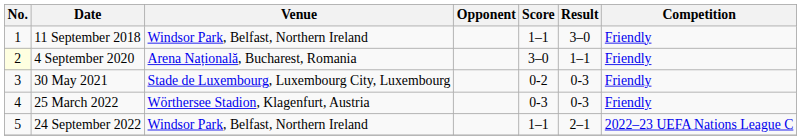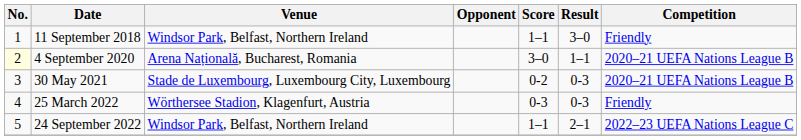(628, 59) Friendly -> (699, 59) 2020–21 UEFA Nations League B
(628, 80) Friendly -> (699, 80) 2020–21 UEFA Nations League B
